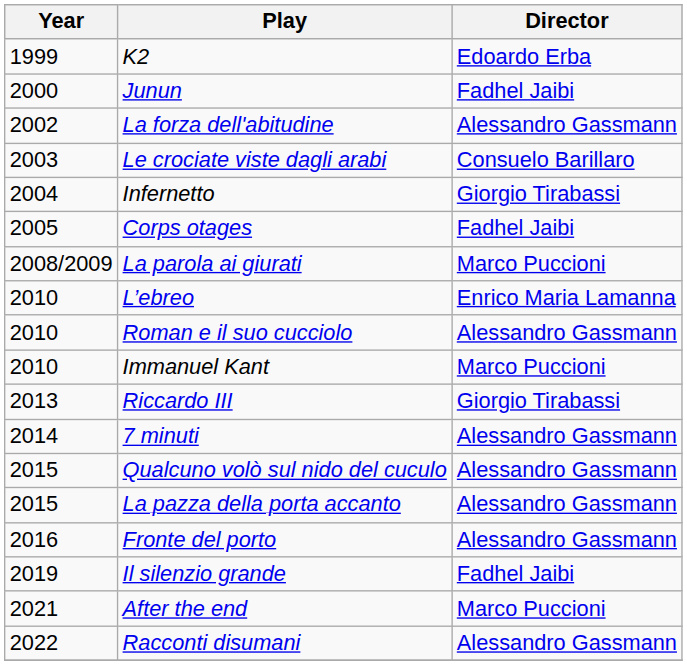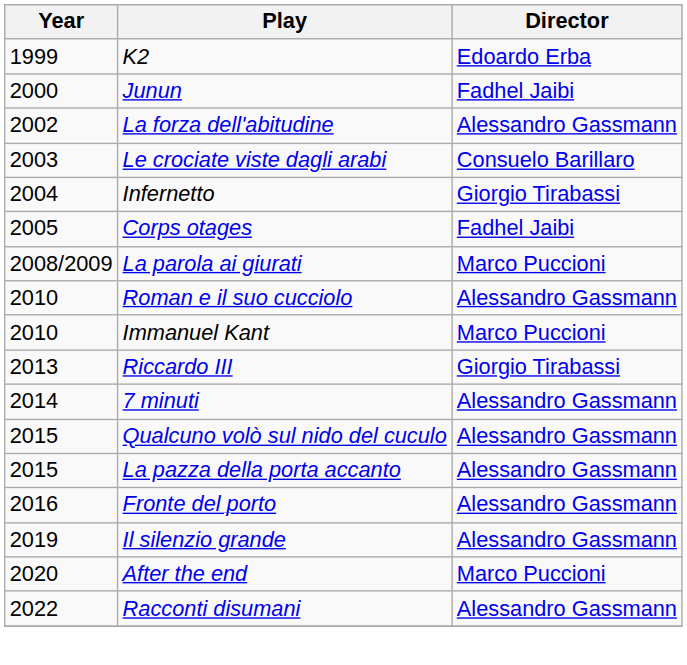- row: (158, 297)
(515, 573) Fadhel Jaibi -> (567, 539) Alessandro Gassmann
(34, 608) 2021 -> (34, 573) 2020
